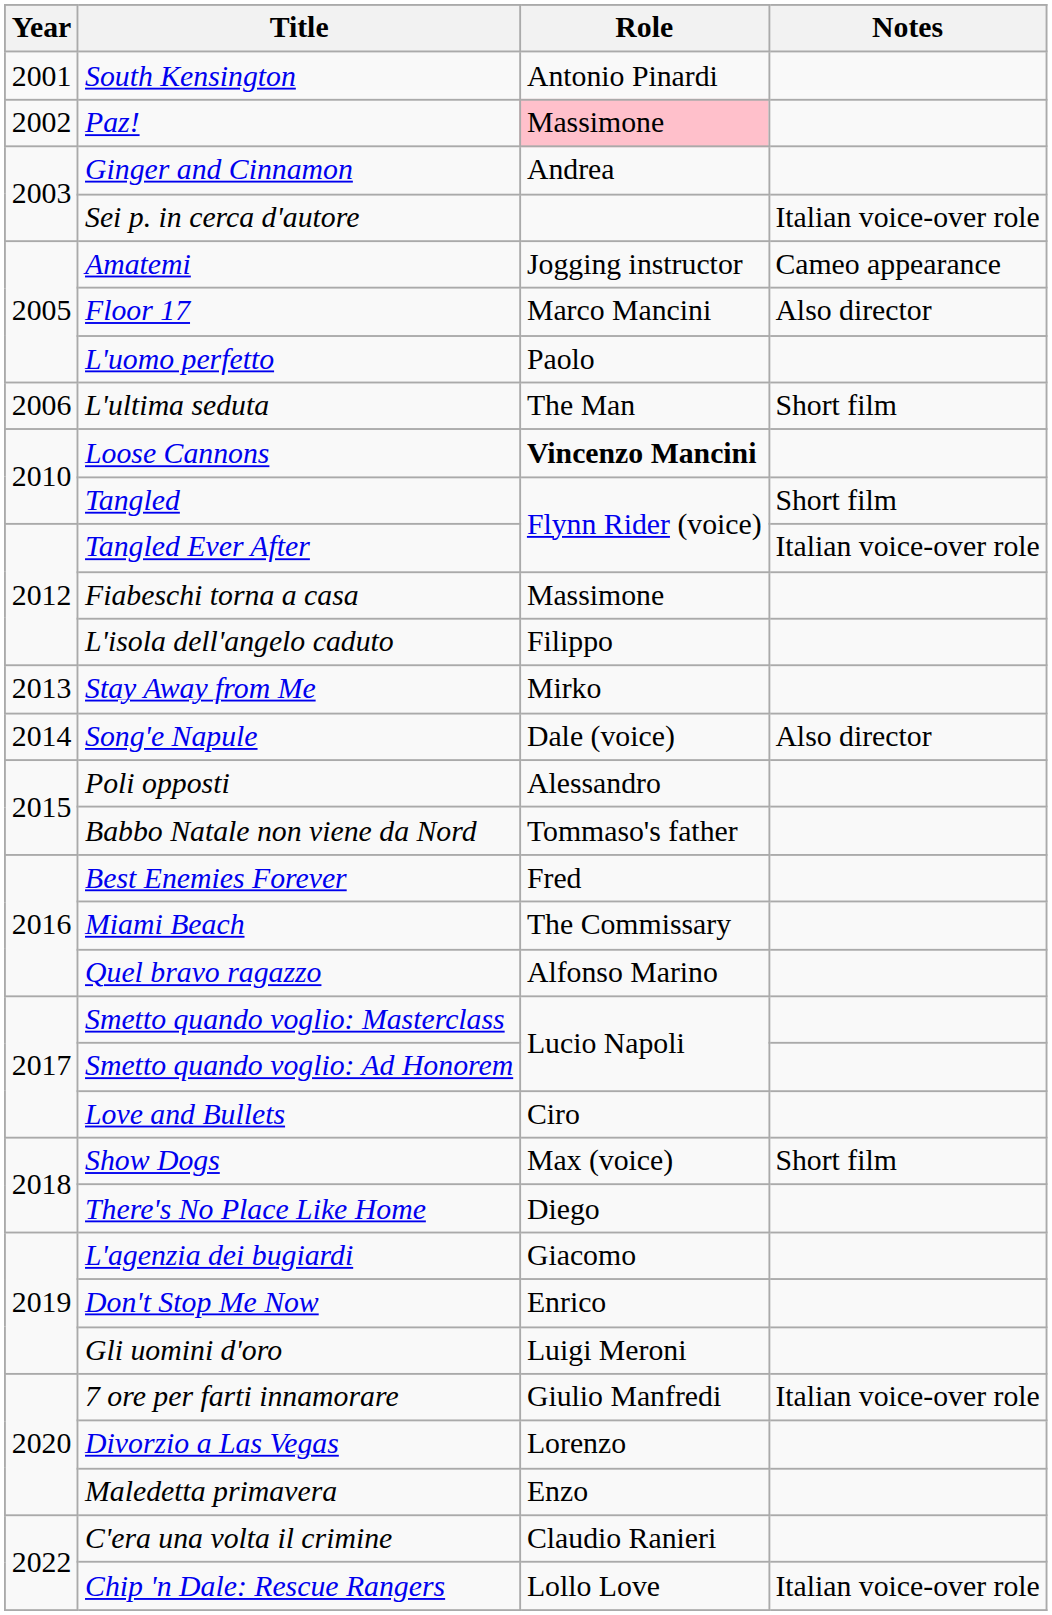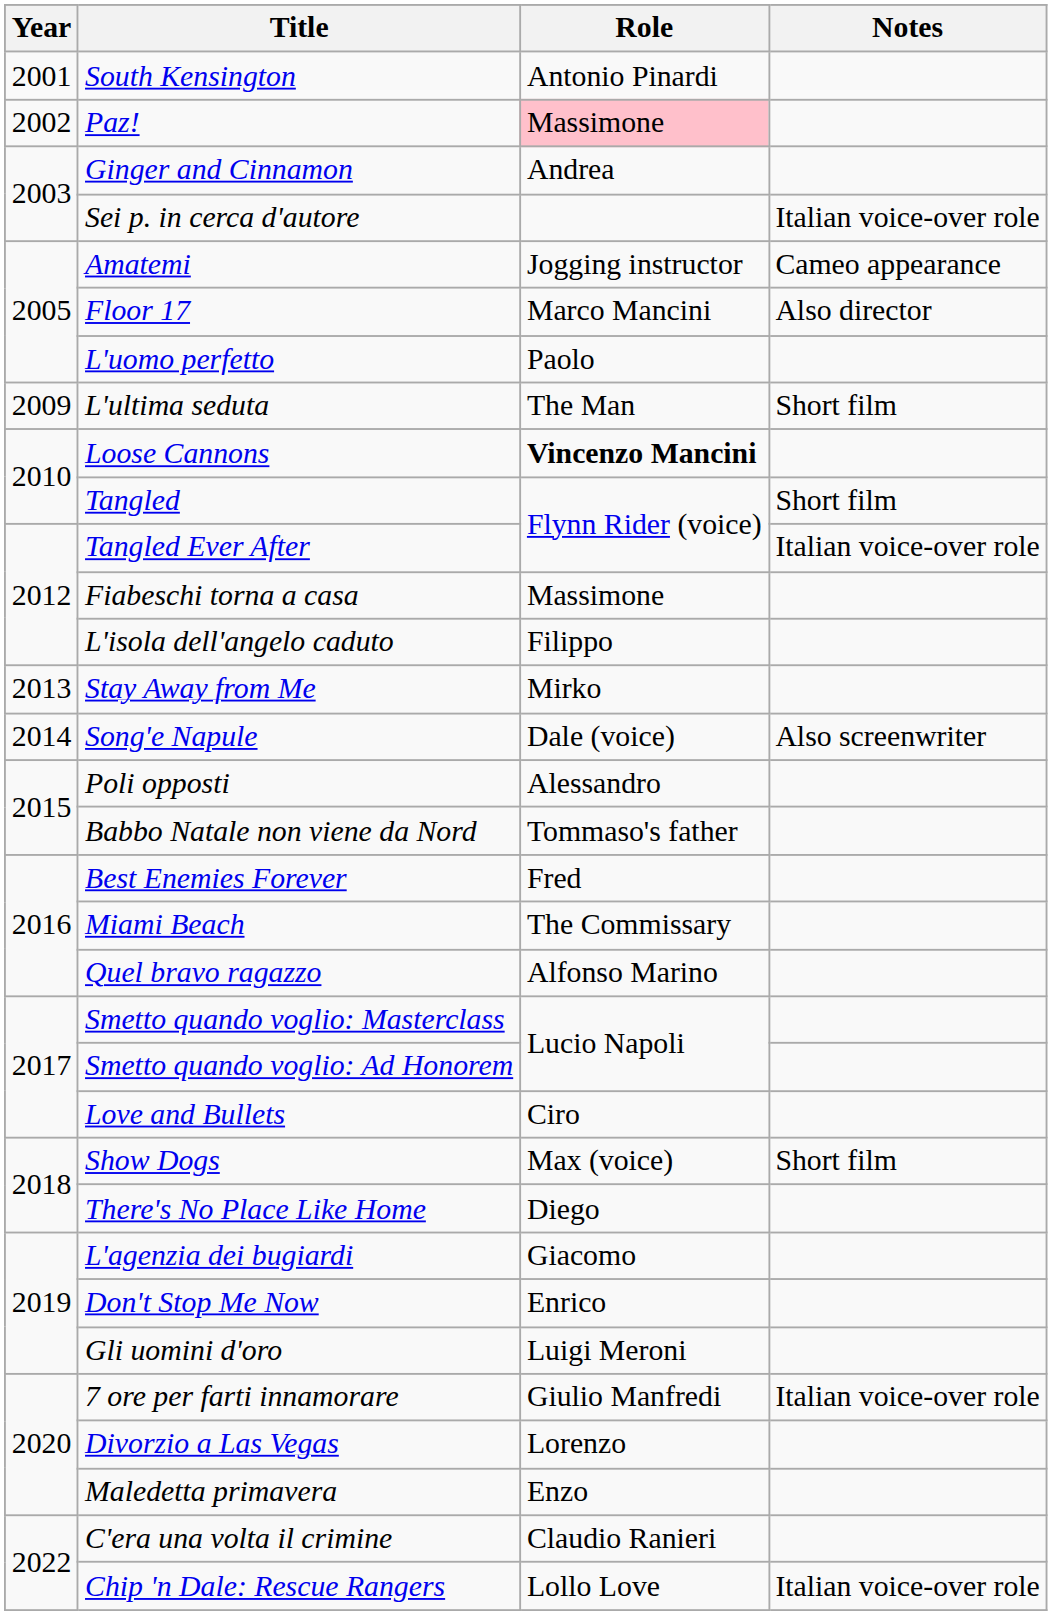(42, 405) 2006 -> (42, 405) 2009
(853, 736) Also director -> (881, 736) Also screenwriter
